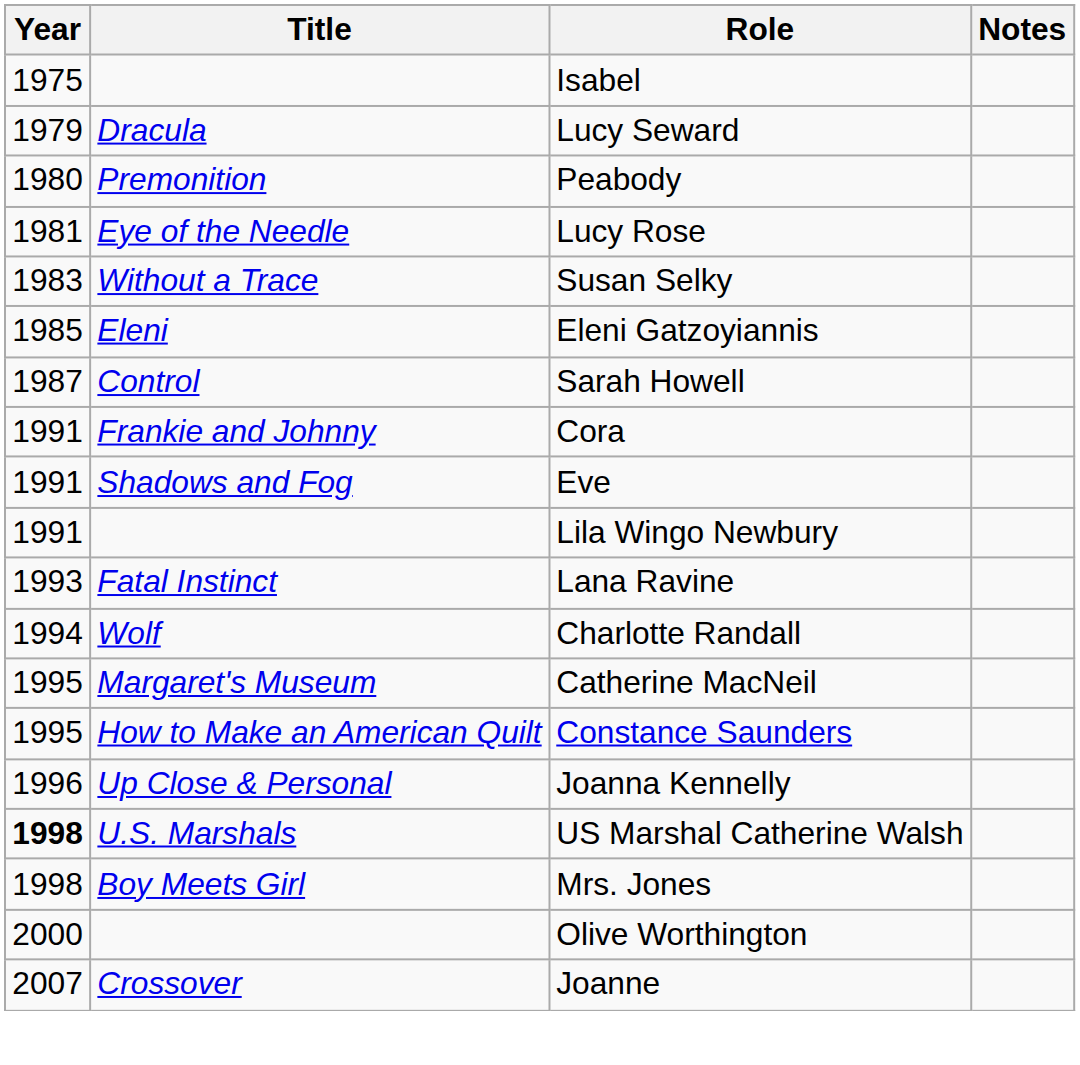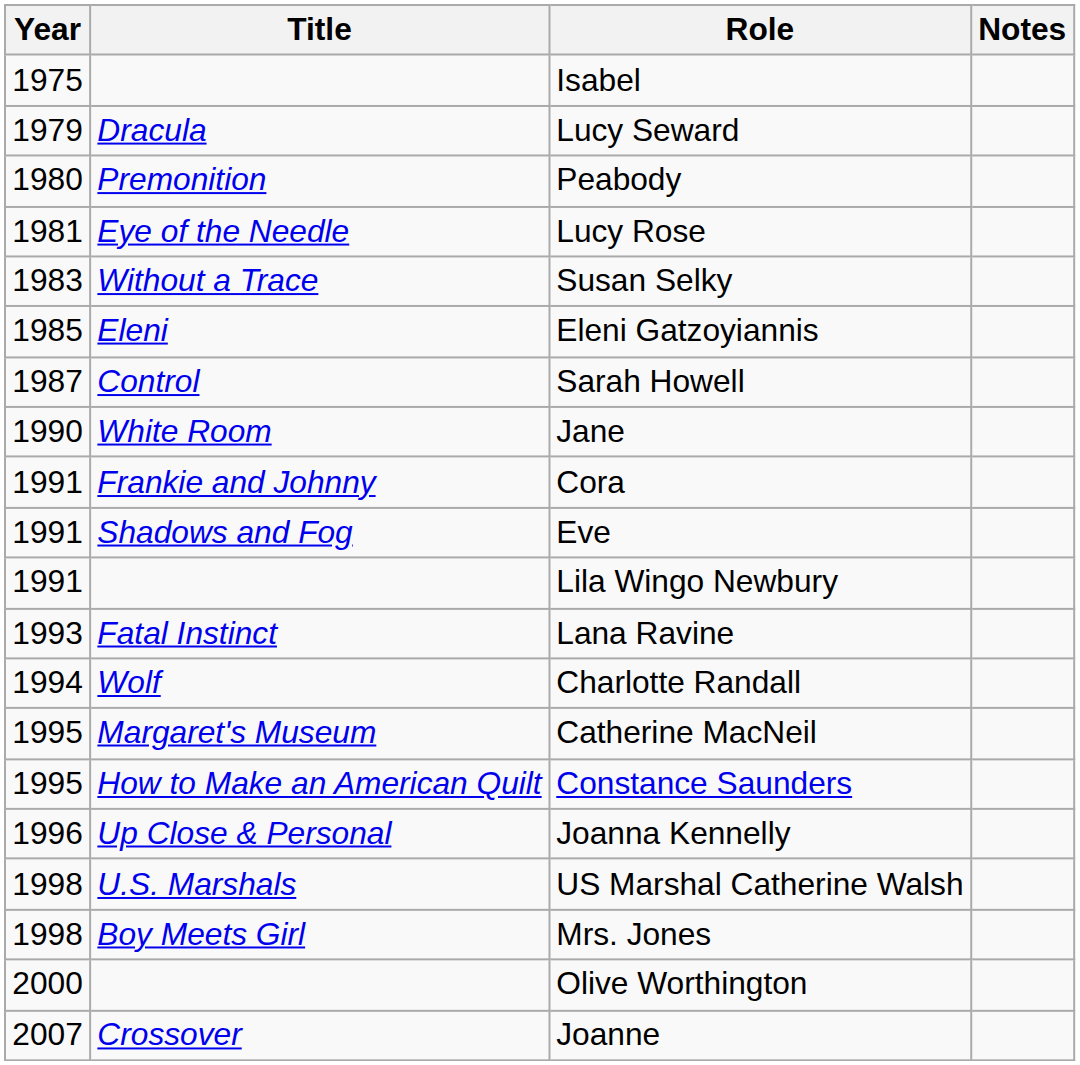+ row: (591, 431)
(48, 833) bold -> (48, 883) normal
